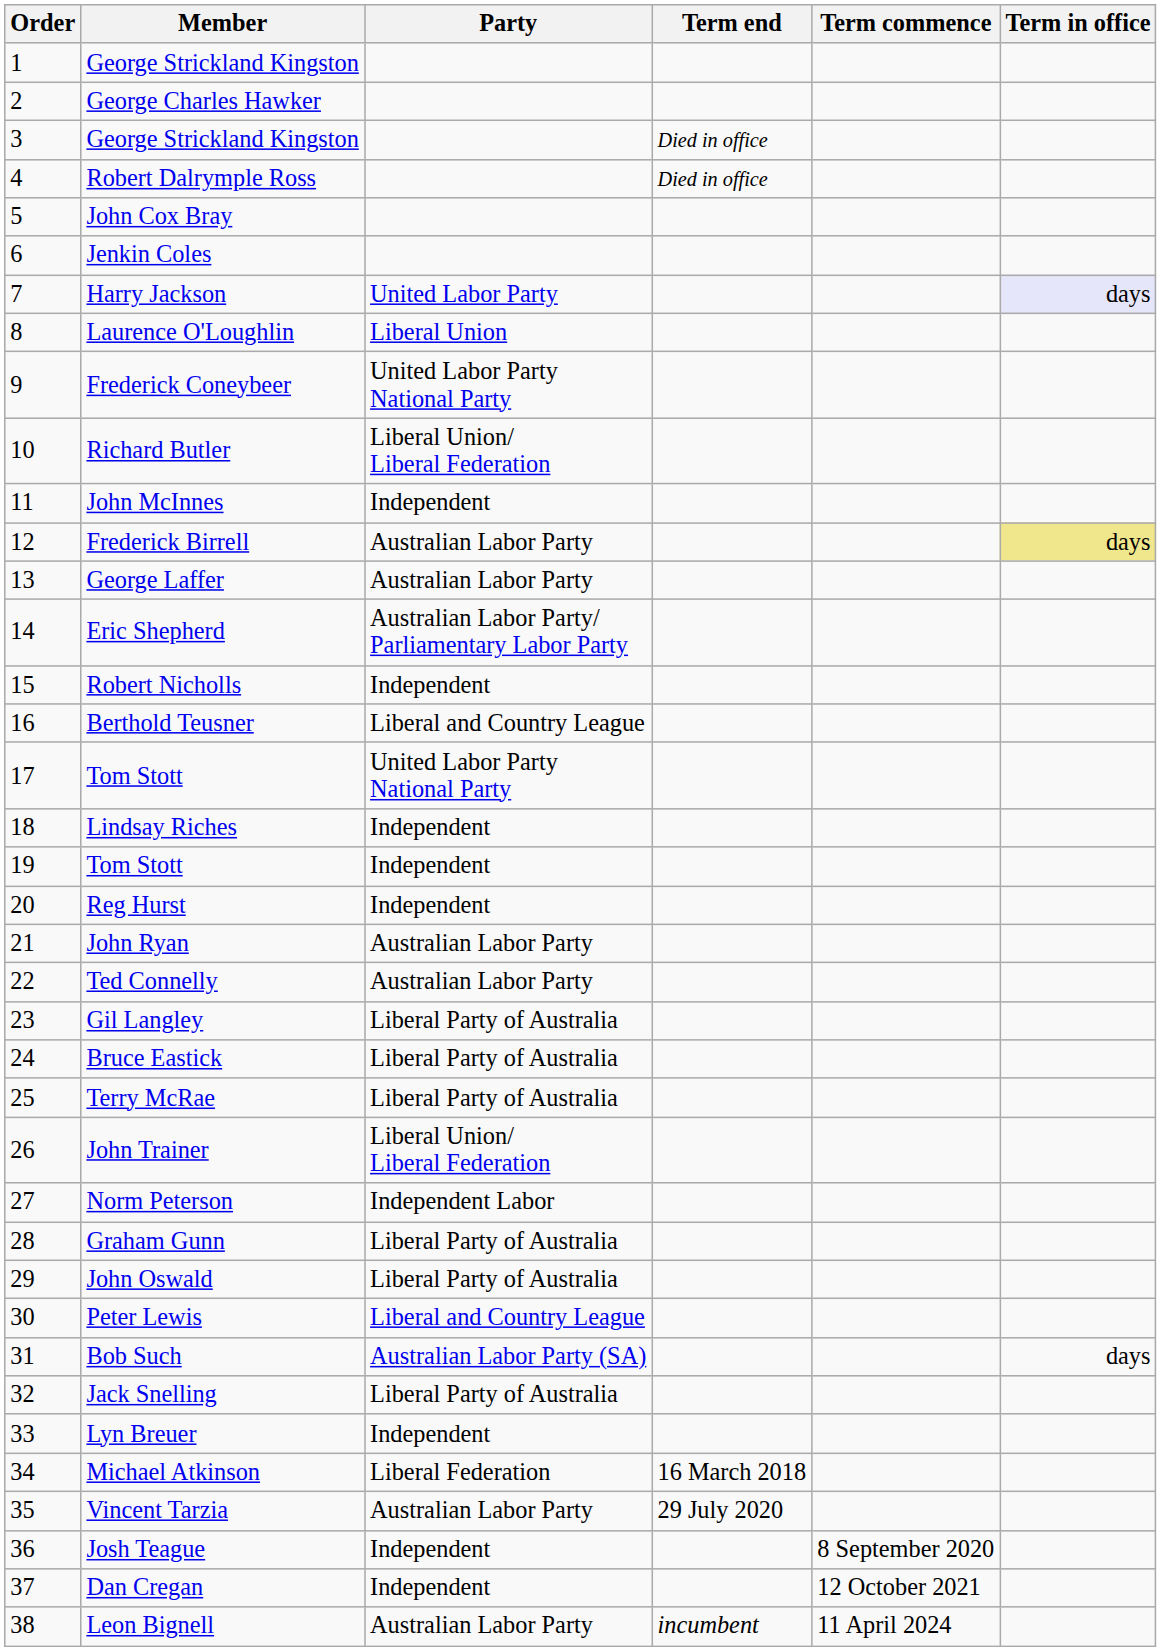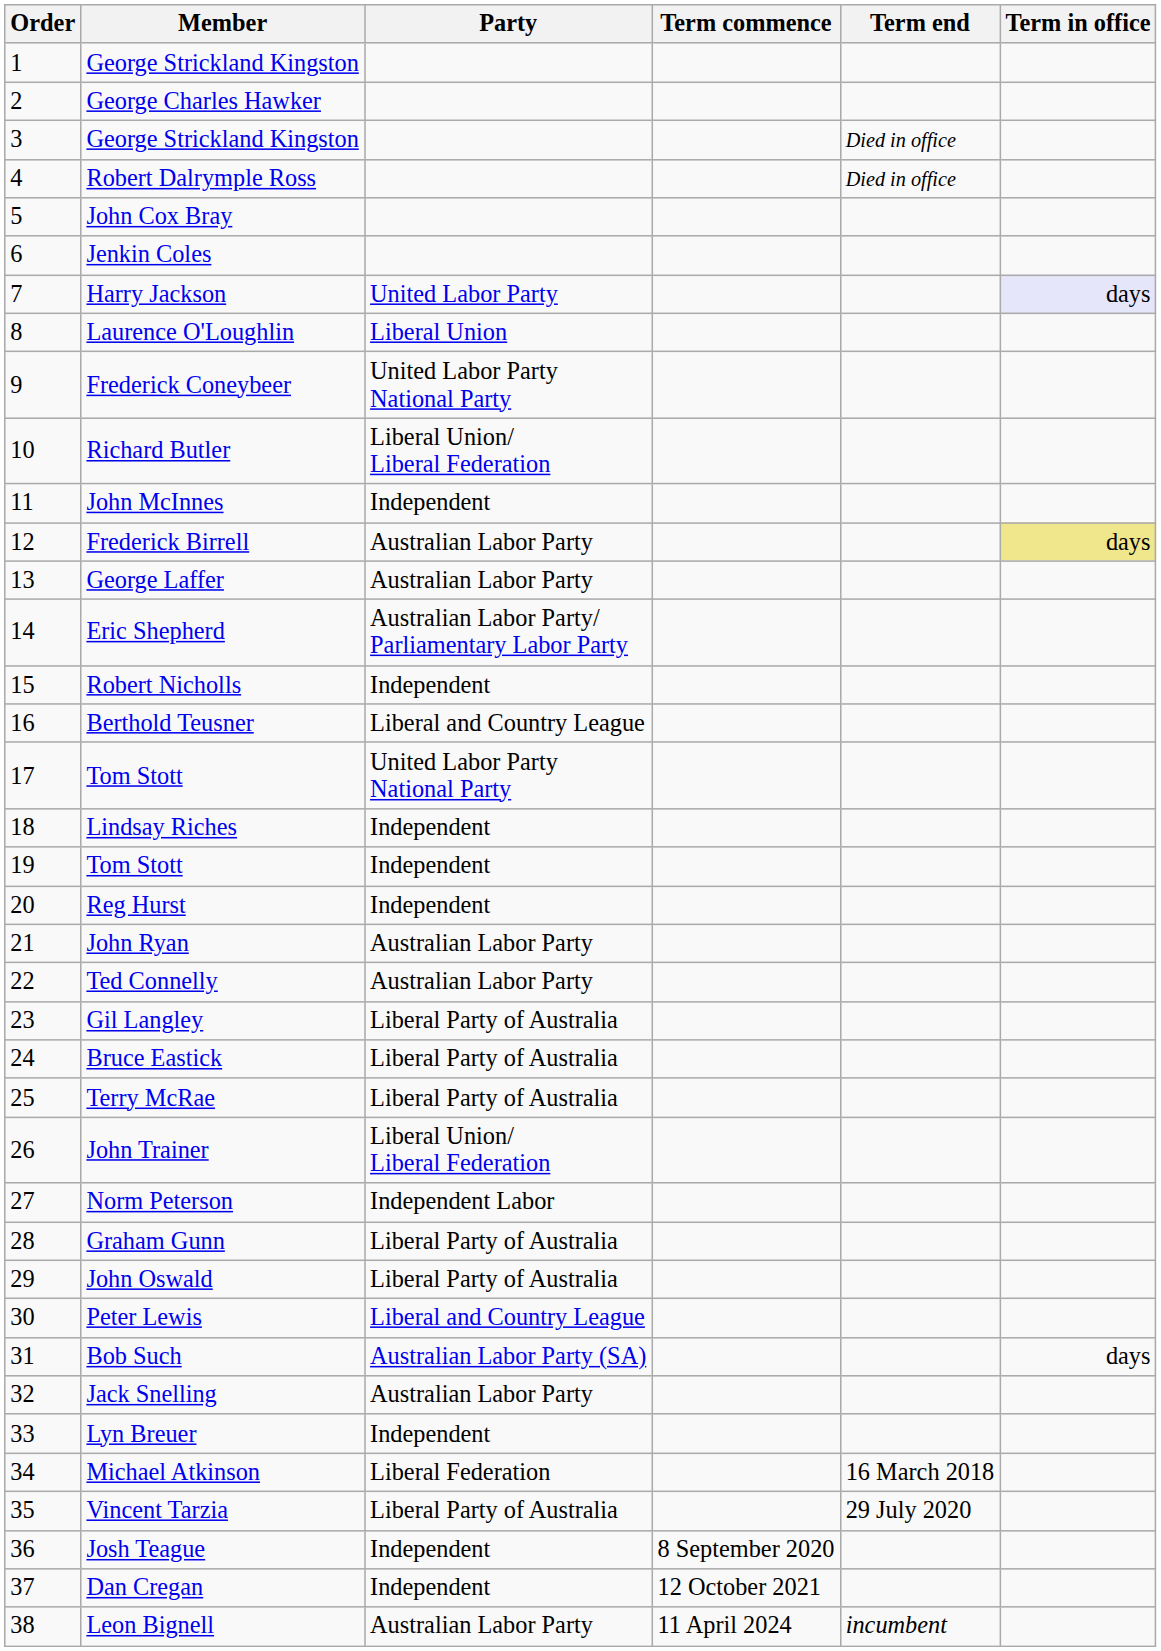columns swapped: (906, 23) <-> (732, 23)
(494, 1394) Liberal Party of Australia -> (481, 1394) Australian Labor Party
(481, 1510) Australian Labor Party -> (494, 1510) Liberal Party of Australia
